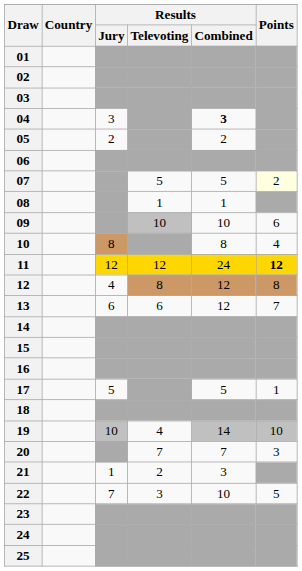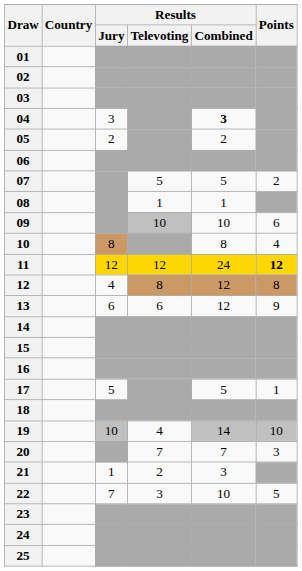(276, 181) lightyellow background -> (276, 181) no background
(276, 306) 7 -> (276, 306) 9
